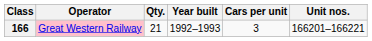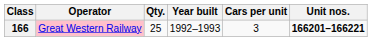(156, 28) 21 -> (156, 28) 25
(328, 28) normal -> (328, 28) bold
